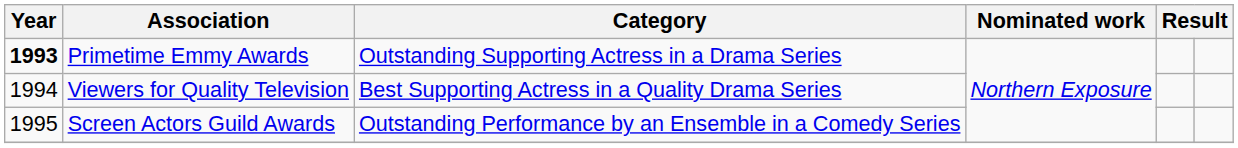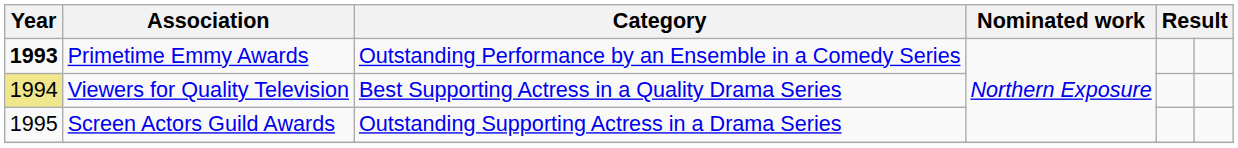(600, 55) Outstanding Supporting Actress in a Drama Series -> (660, 55) Outstanding Performance by an Ensemble in a Comedy Series
(34, 90) no background -> (34, 90) khaki background
(660, 124) Outstanding Performance by an Ensemble in a Comedy Series -> (600, 124) Outstanding Supporting Actress in a Drama Series
